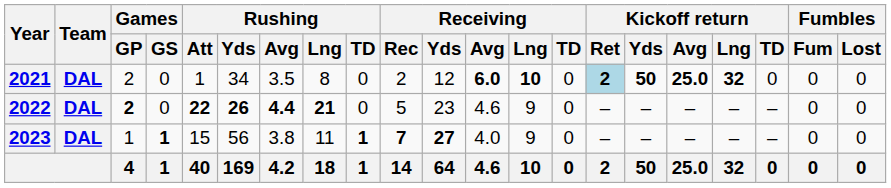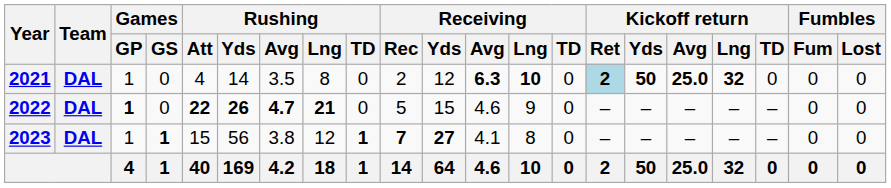(129, 78) 2 -> (129, 78) 1
(200, 78) 1 -> (200, 78) 4
(238, 78) 34 -> (238, 78) 14
(487, 78) 6.0 -> (487, 78) 6.3
(129, 108) 2 -> (129, 108) 1
(282, 108) 4.4 -> (282, 108) 4.7
(444, 108) 23 -> (444, 108) 15
(325, 138) 11 -> (325, 138) 12
(487, 138) 4.0 -> (487, 138) 4.1
(530, 138) 9 -> (530, 138) 8
